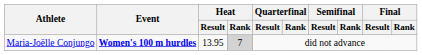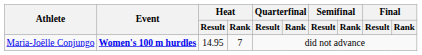(213, 43) 13.95 -> (213, 43) 14.95
(240, 43) lightgrey background -> (240, 43) no background
